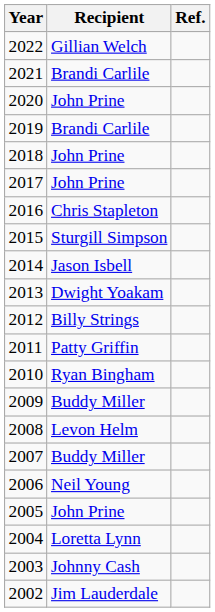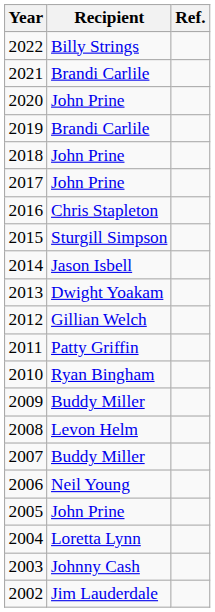(99, 45) Gillian Welch -> (95, 45) Billy Strings
(95, 319) Billy Strings -> (99, 319) Gillian Welch
